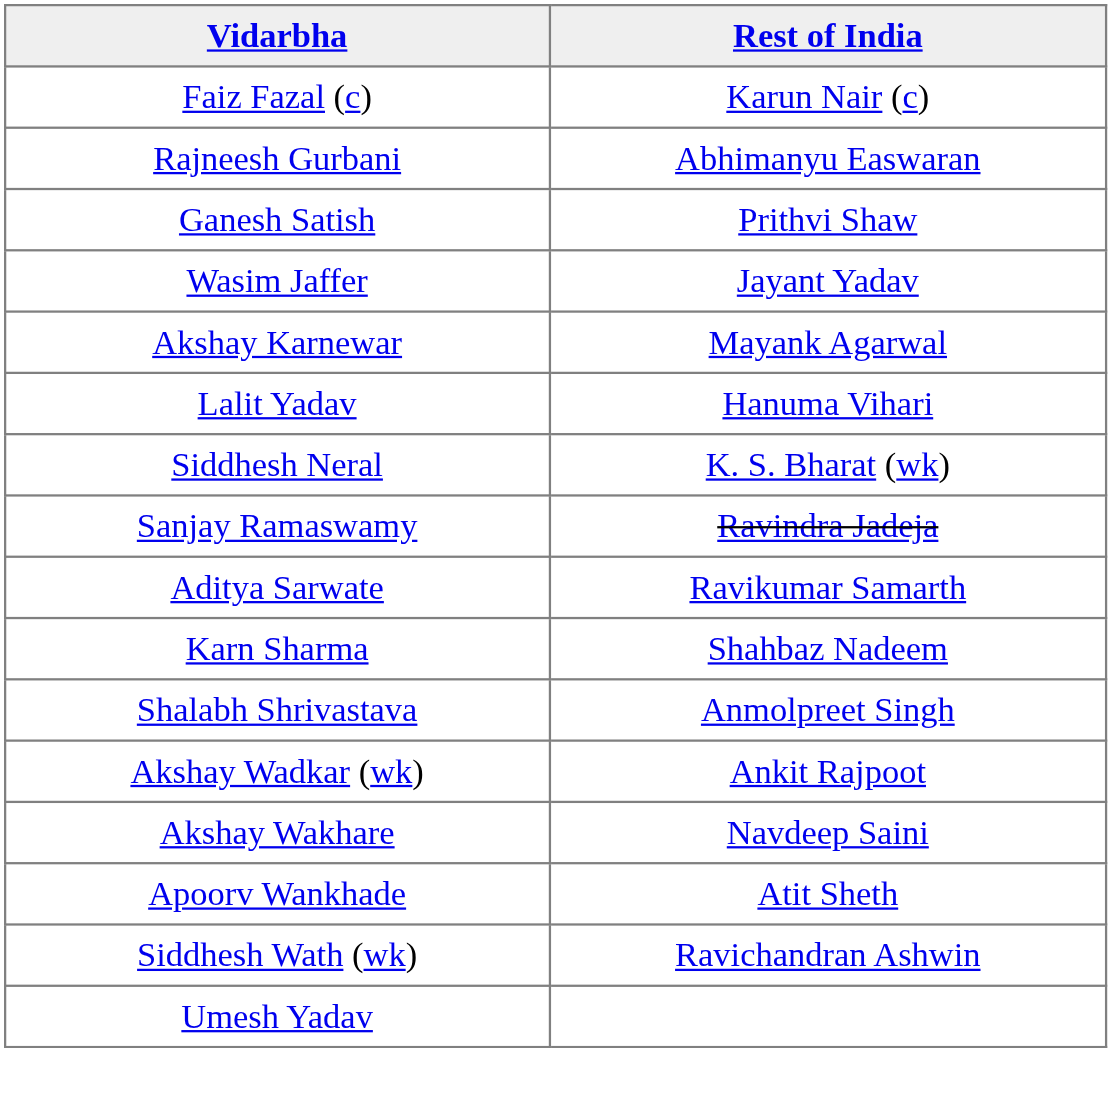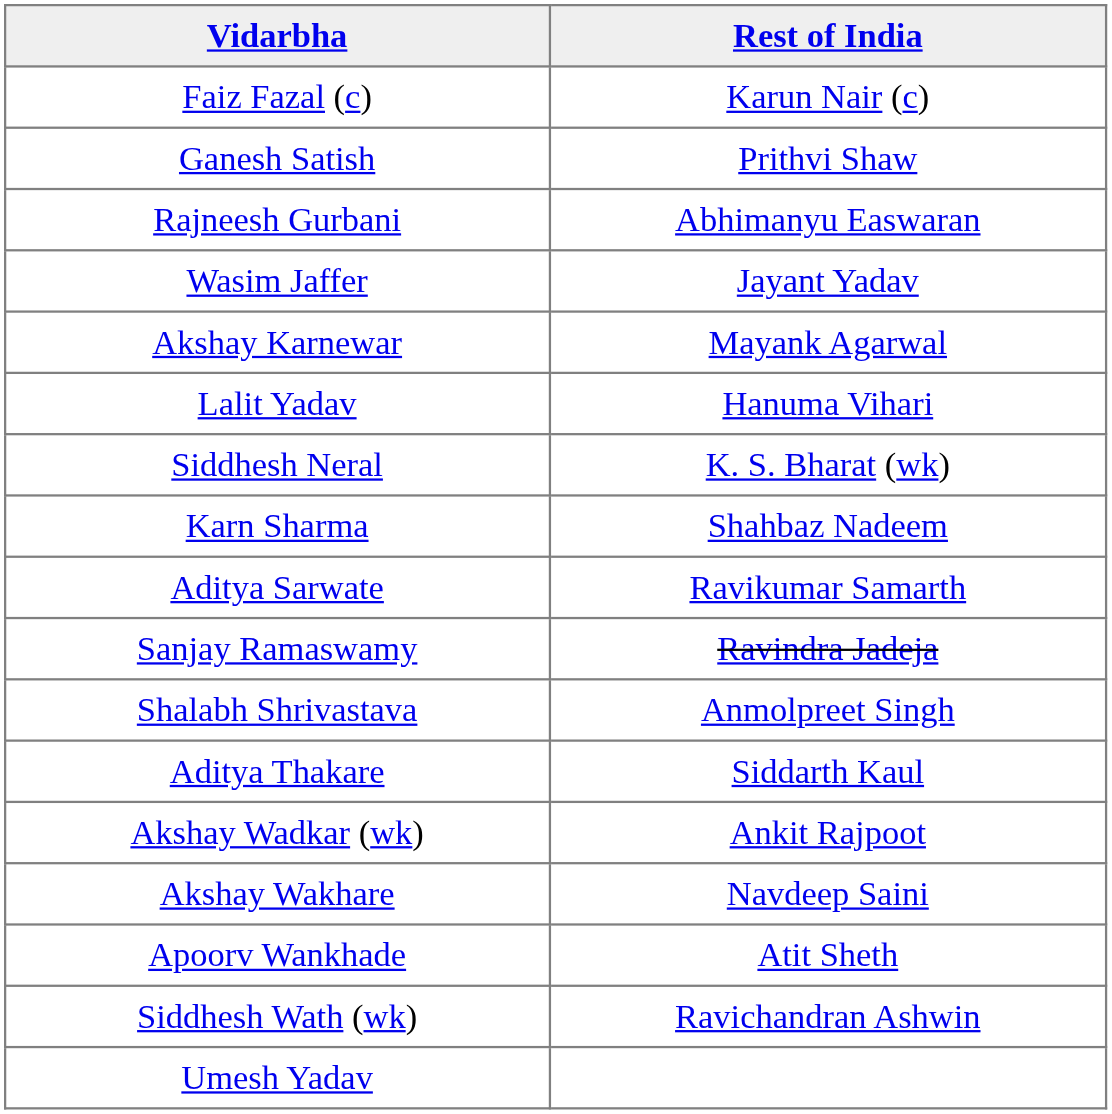rows swapped: (277, 219) <-> (277, 157)
rows swapped: (277, 525) <-> (277, 648)
+ row: (277, 770)
